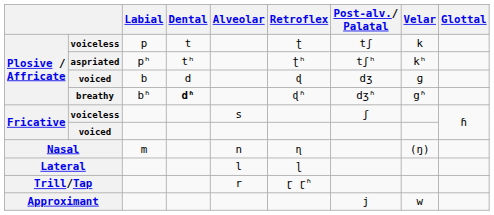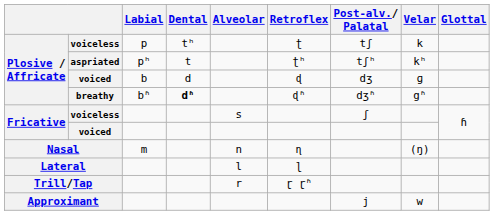(188, 43) t -> (188, 43) tʰ
(188, 61) tʰ -> (188, 61) t
